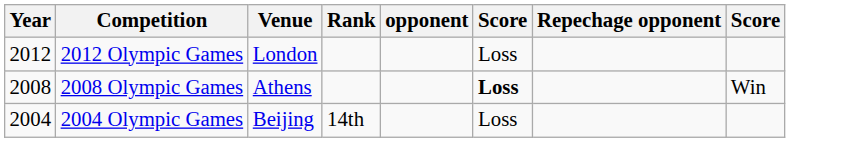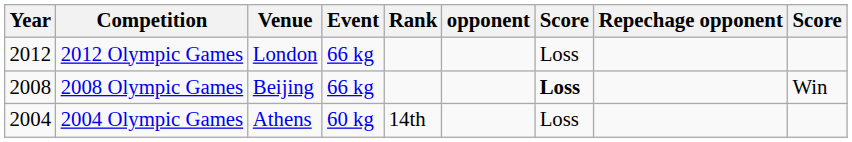+ column: (353, 20)
(282, 86) Athens -> (283, 86) Beijing
(283, 119) Beijing -> (282, 119) Athens
